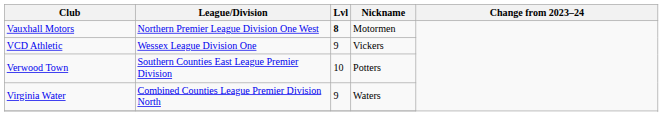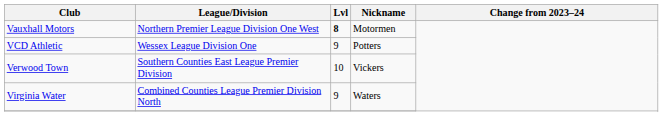(368, 45) Vickers -> (367, 45) Potters
(367, 68) Potters -> (368, 68) Vickers
